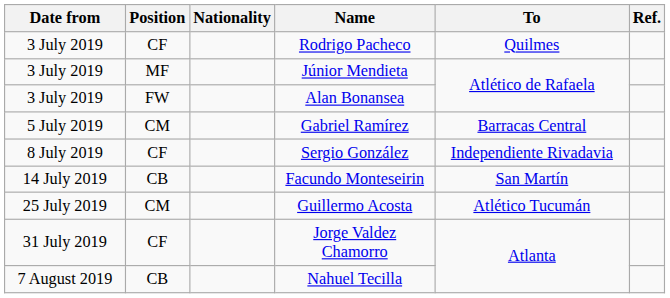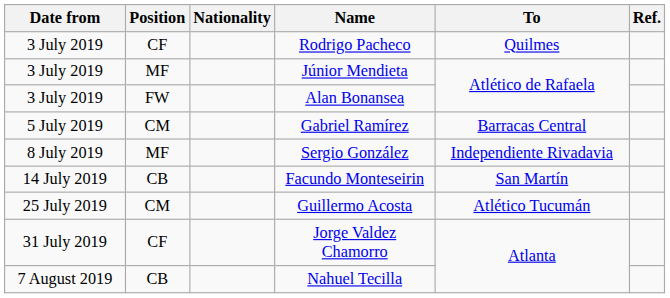(157, 152) CF -> (157, 152) MF
